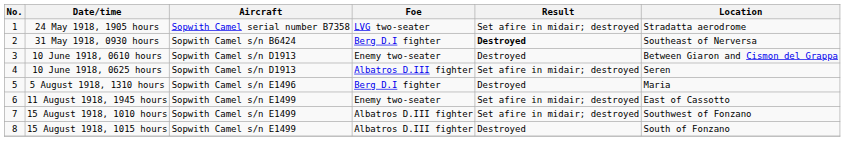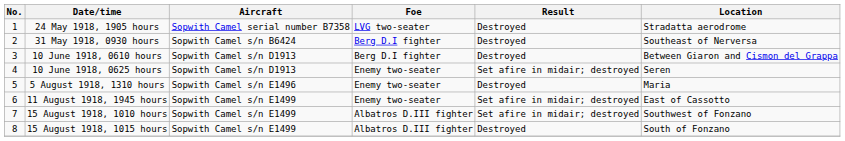(558, 26) Set afire in midair; destroyed -> (502, 26) Destroyed
(502, 41) bold -> (502, 41) normal
(397, 56) Enemy two-seater -> (397, 56) Berg D.I fighter
(414, 70) Albatros D.III fighter -> (397, 70) Enemy two-seater
(397, 85) Berg D.I fighter -> (397, 85) Enemy two-seater
